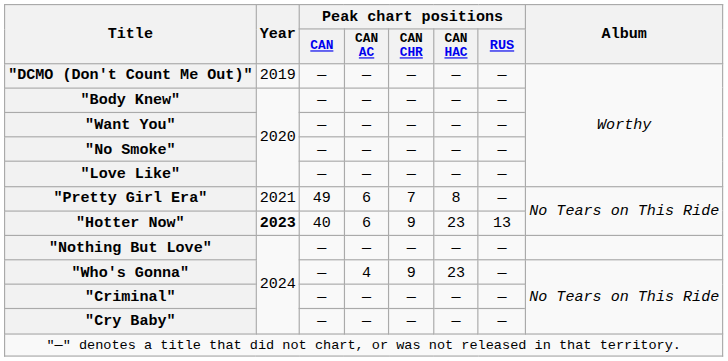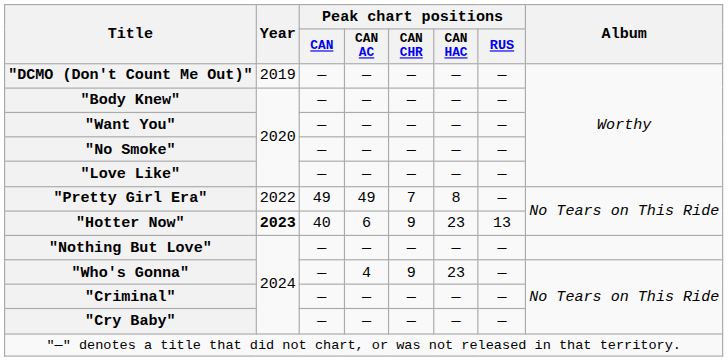(278, 198) 2021 -> (278, 198) 2022
(367, 198) 6 -> (367, 198) 49
